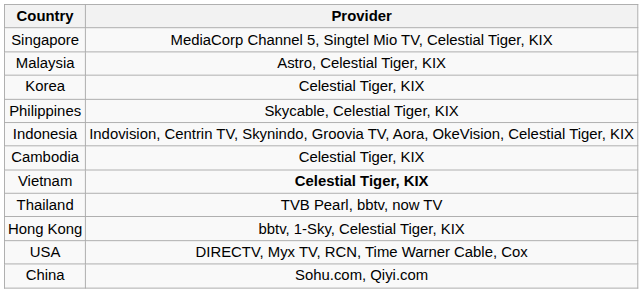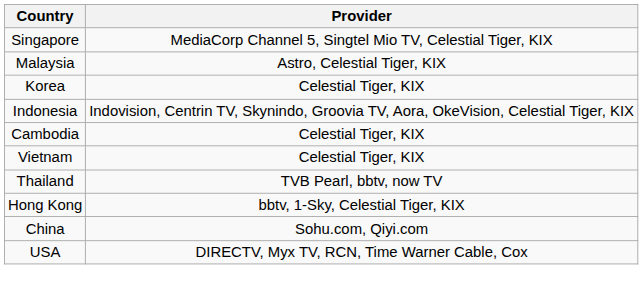- row: (45, 110)
(362, 181) bold -> (362, 157) normal
rows swapped: (45, 252) <-> (45, 275)
